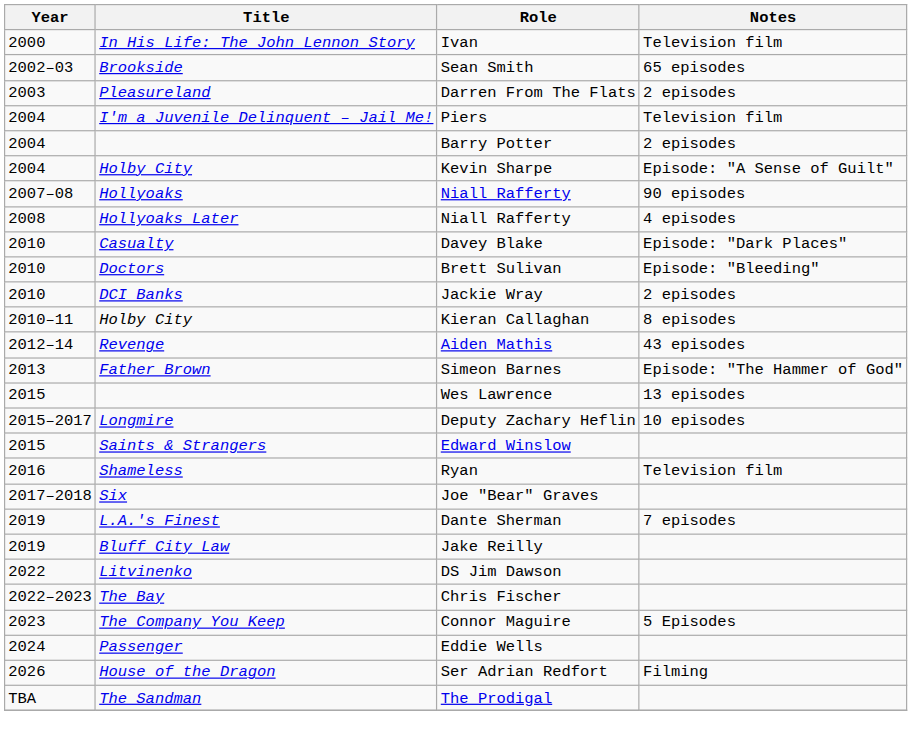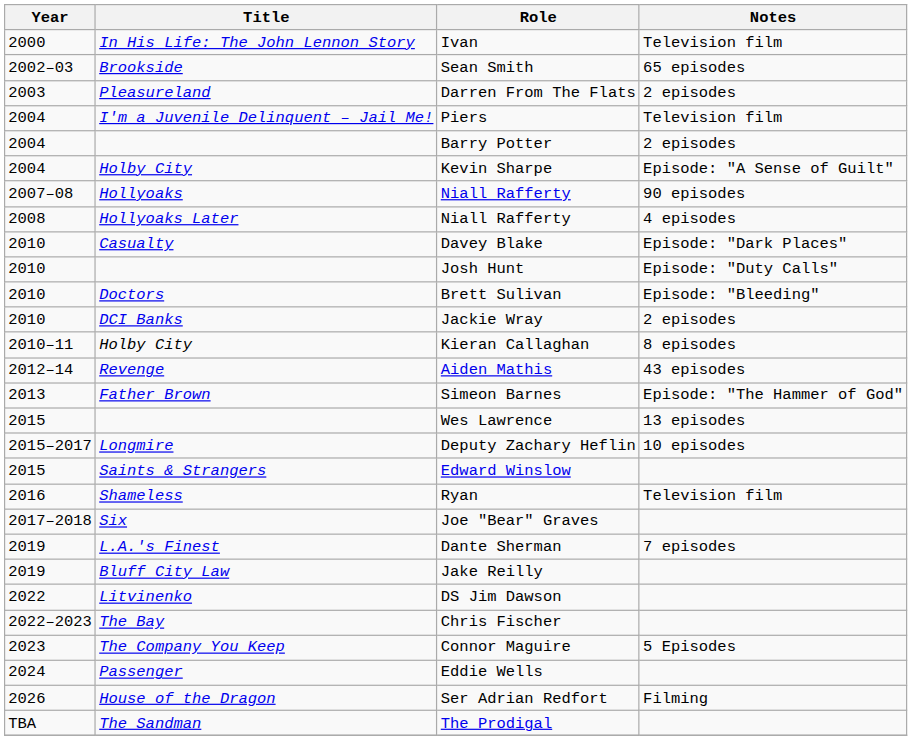+ row: (266, 269)
